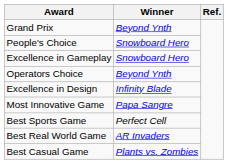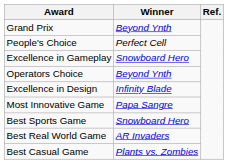(152, 43) Snowboard Hero -> (141, 43) Perfect Cell
(141, 120) Perfect Cell -> (152, 120) Snowboard Hero
